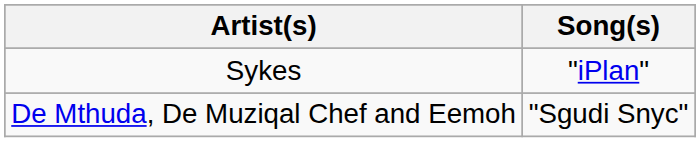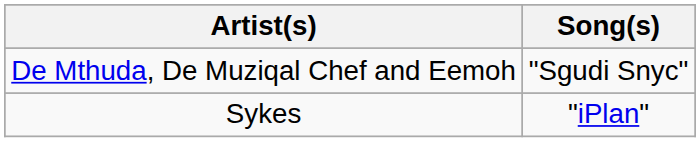rows swapped: (264, 70) <-> (264, 114)
